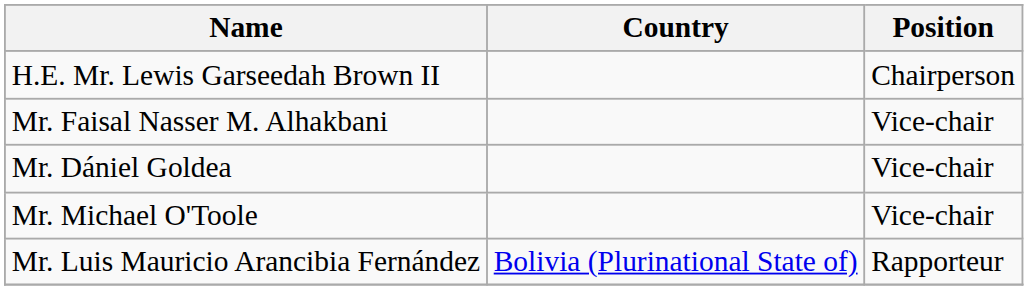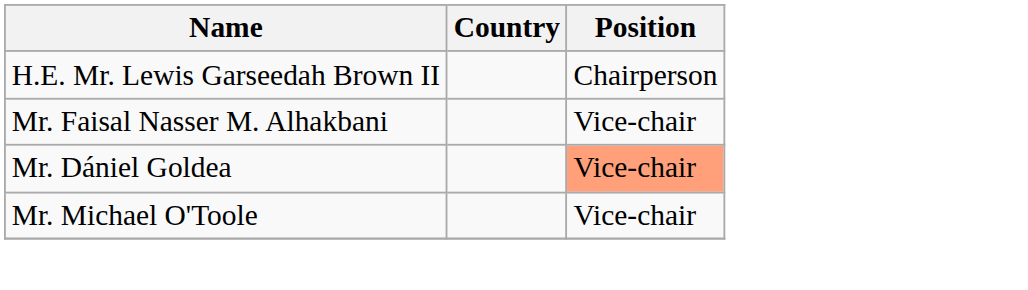(932, 167) no background -> (635, 167) lightsalmon background
- row: (246, 261)
